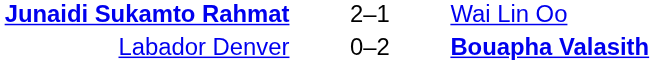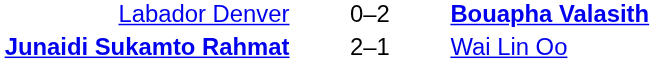rows swapped: (204, 47) <-> (147, 14)
